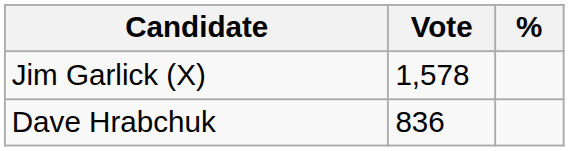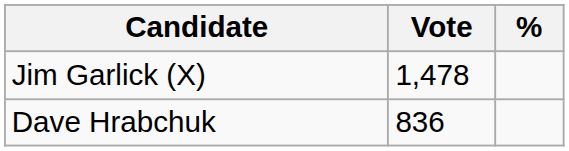(432, 74) 1,578 -> (432, 74) 1,478
